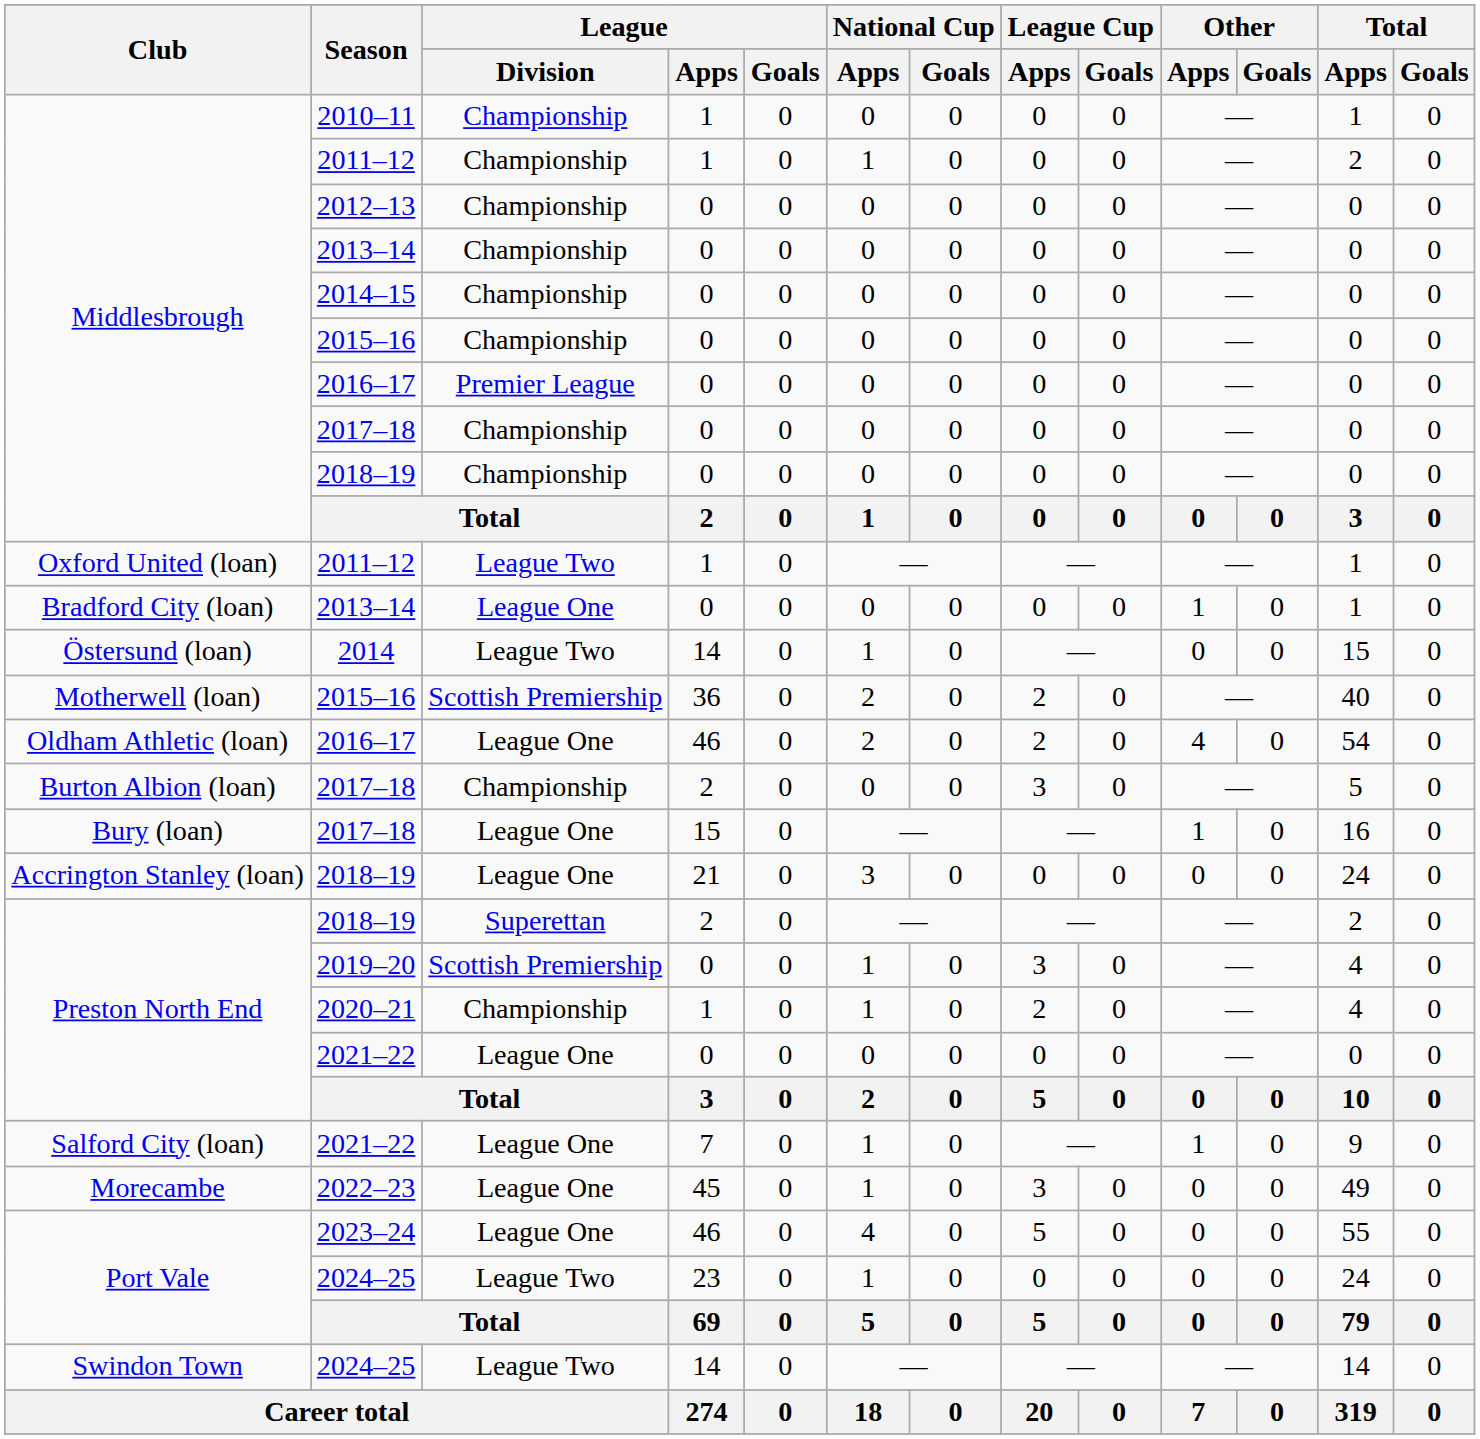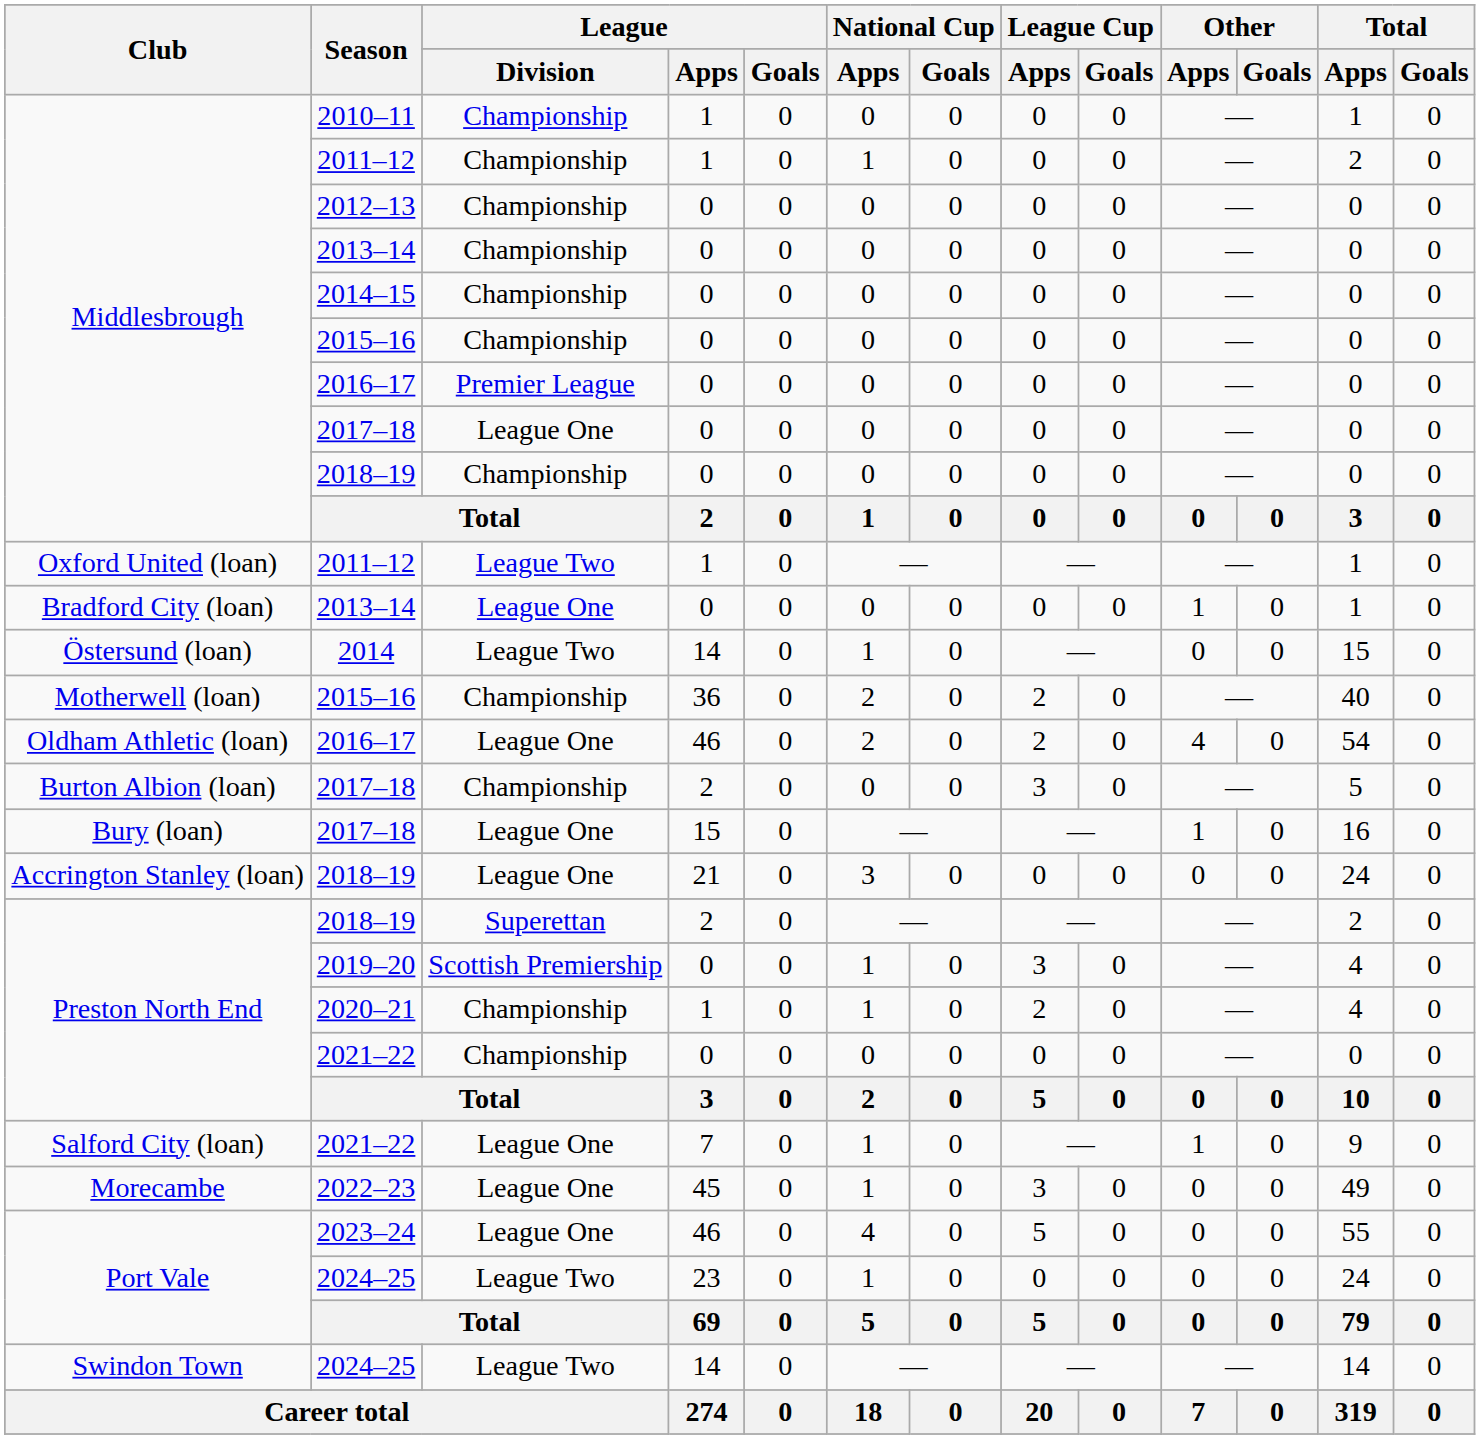(545, 428) Championship -> (545, 428) League One
(545, 696) Scottish Premiership -> (545, 696) Championship
(545, 1054) League One -> (545, 1054) Championship
